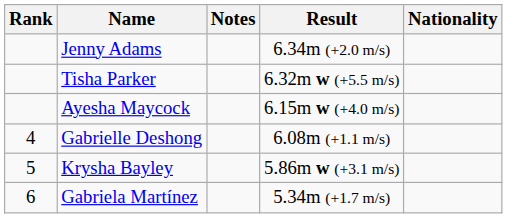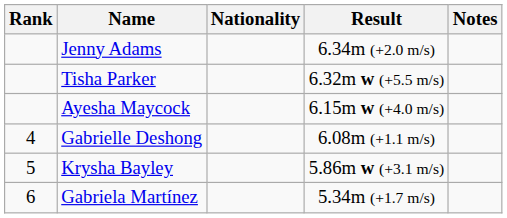columns swapped: (453, 19) <-> (233, 19)
